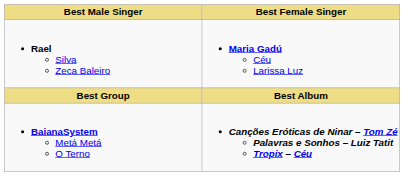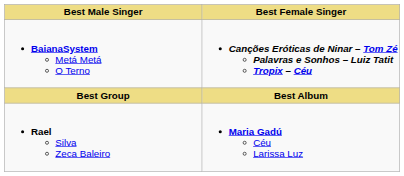rows swapped: (103, 59) <-> (103, 143)
